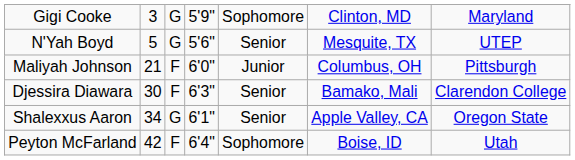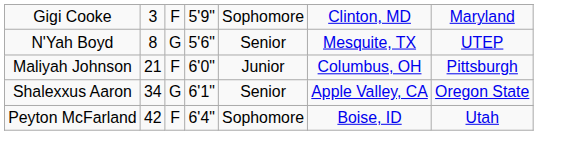(175, 17) G -> (175, 17) F
(153, 42) 5 -> (153, 42) 8
- row: (72, 92)
